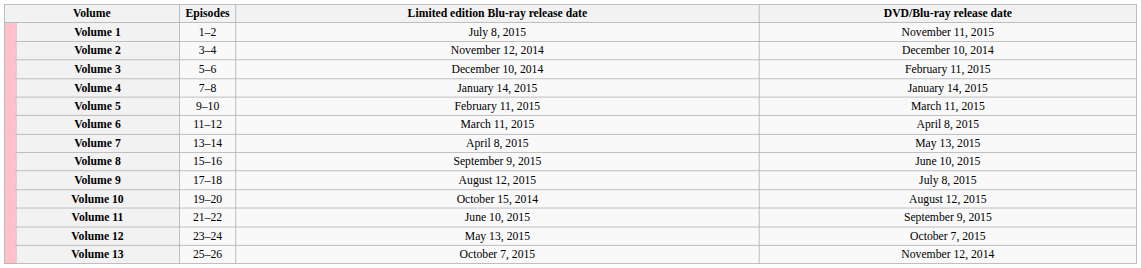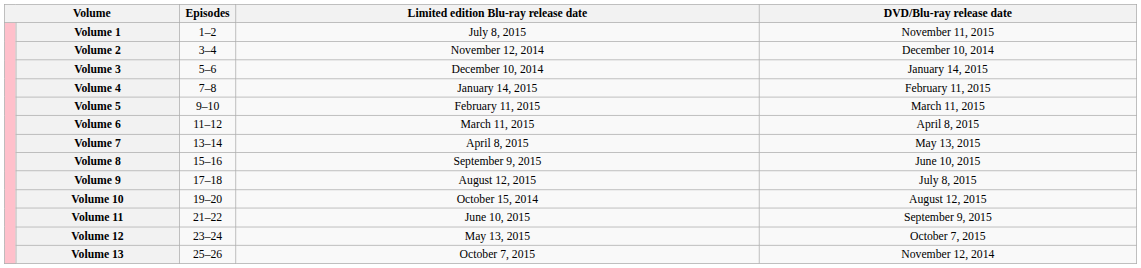(948, 69) February 11, 2015 -> (948, 69) January 14, 2015
(948, 87) January 14, 2015 -> (948, 87) February 11, 2015
